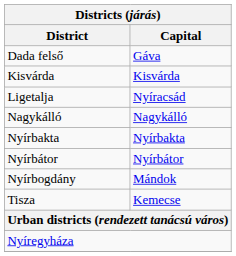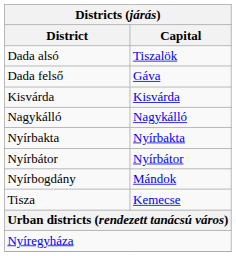+ row: (33, 55)
- row: (30, 96)
